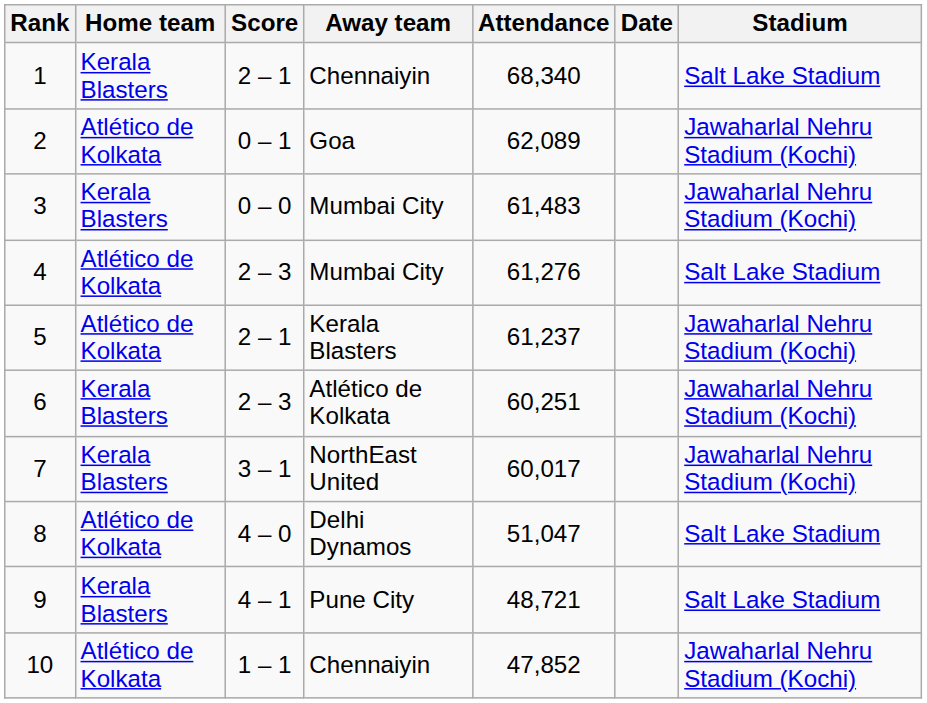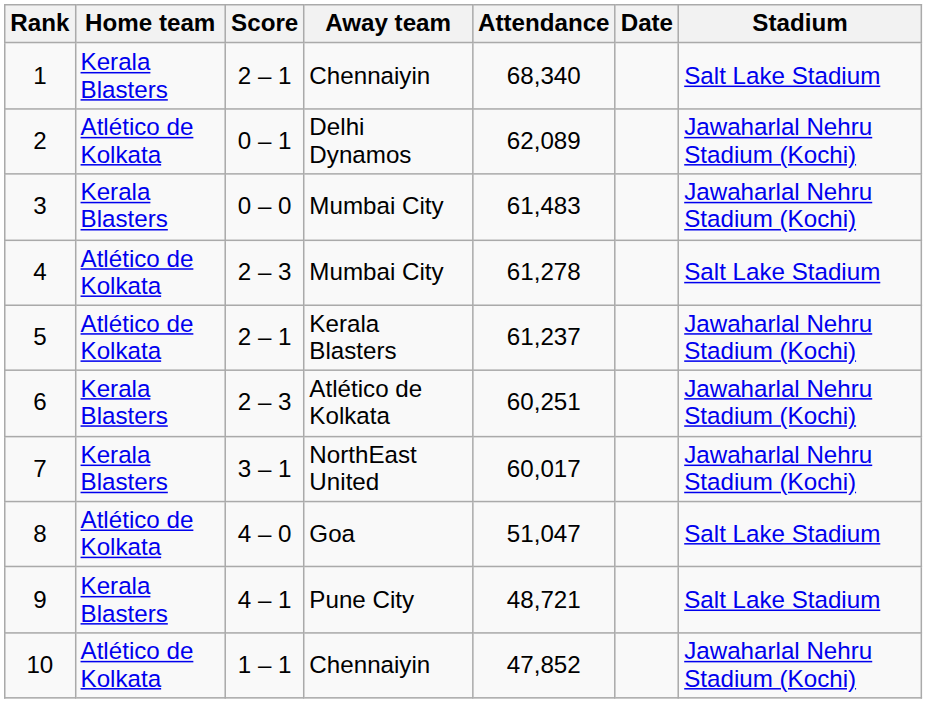(332, 141) Goa -> (360, 141) Delhi Dynamos
(544, 272) 61,276 -> (544, 272) 61,278
(360, 534) Delhi Dynamos -> (332, 534) Goa
